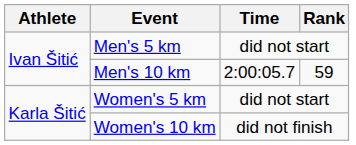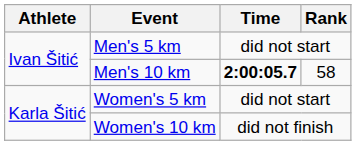(259, 73) normal -> (260, 73) bold
(324, 73) 59 -> (326, 73) 58
